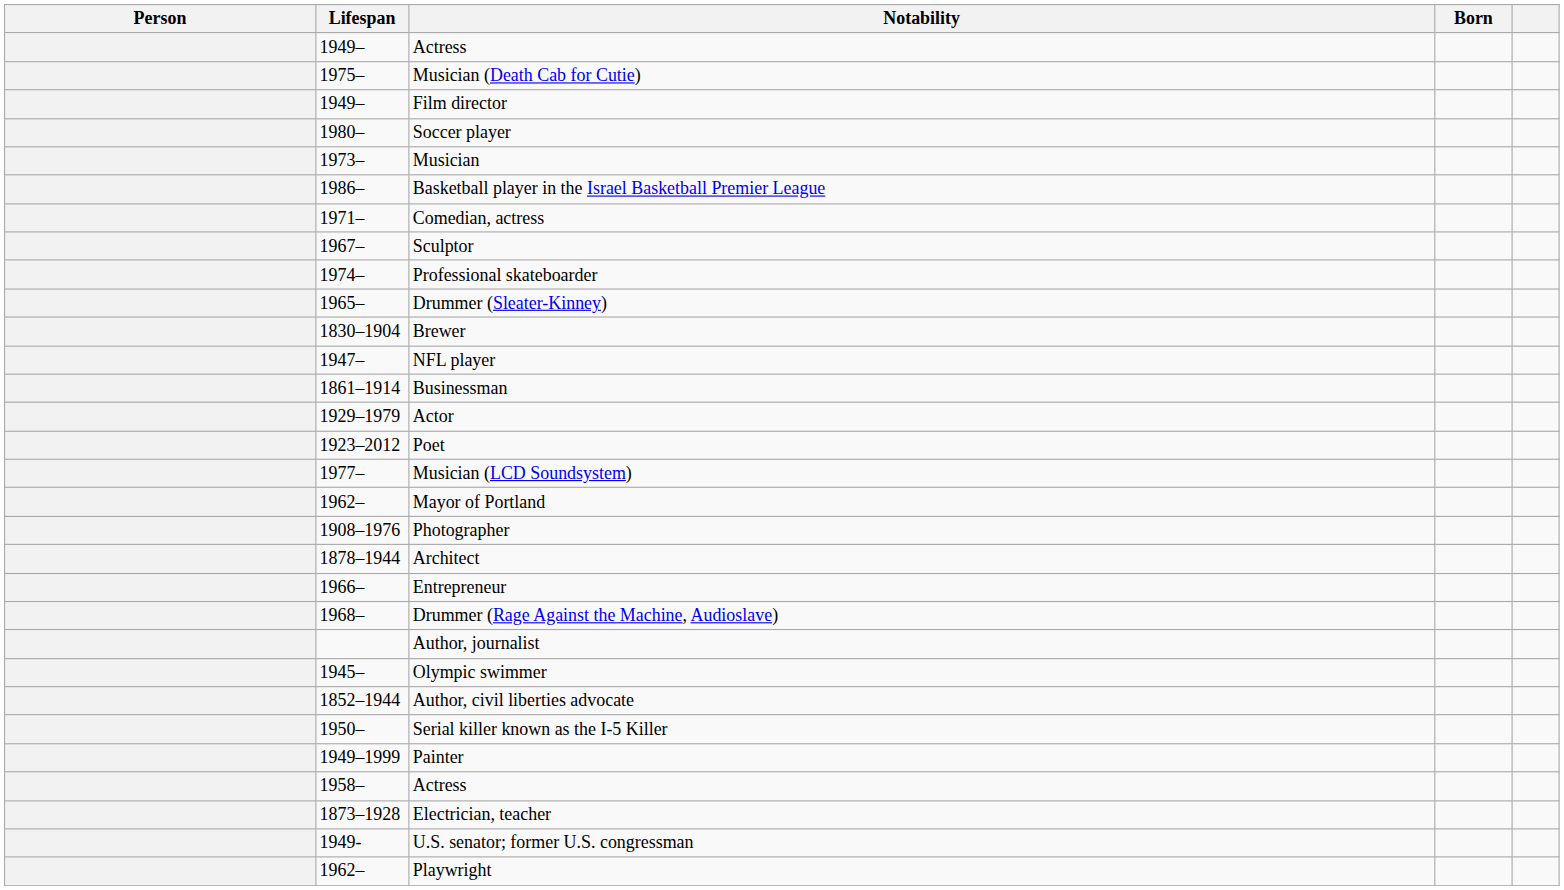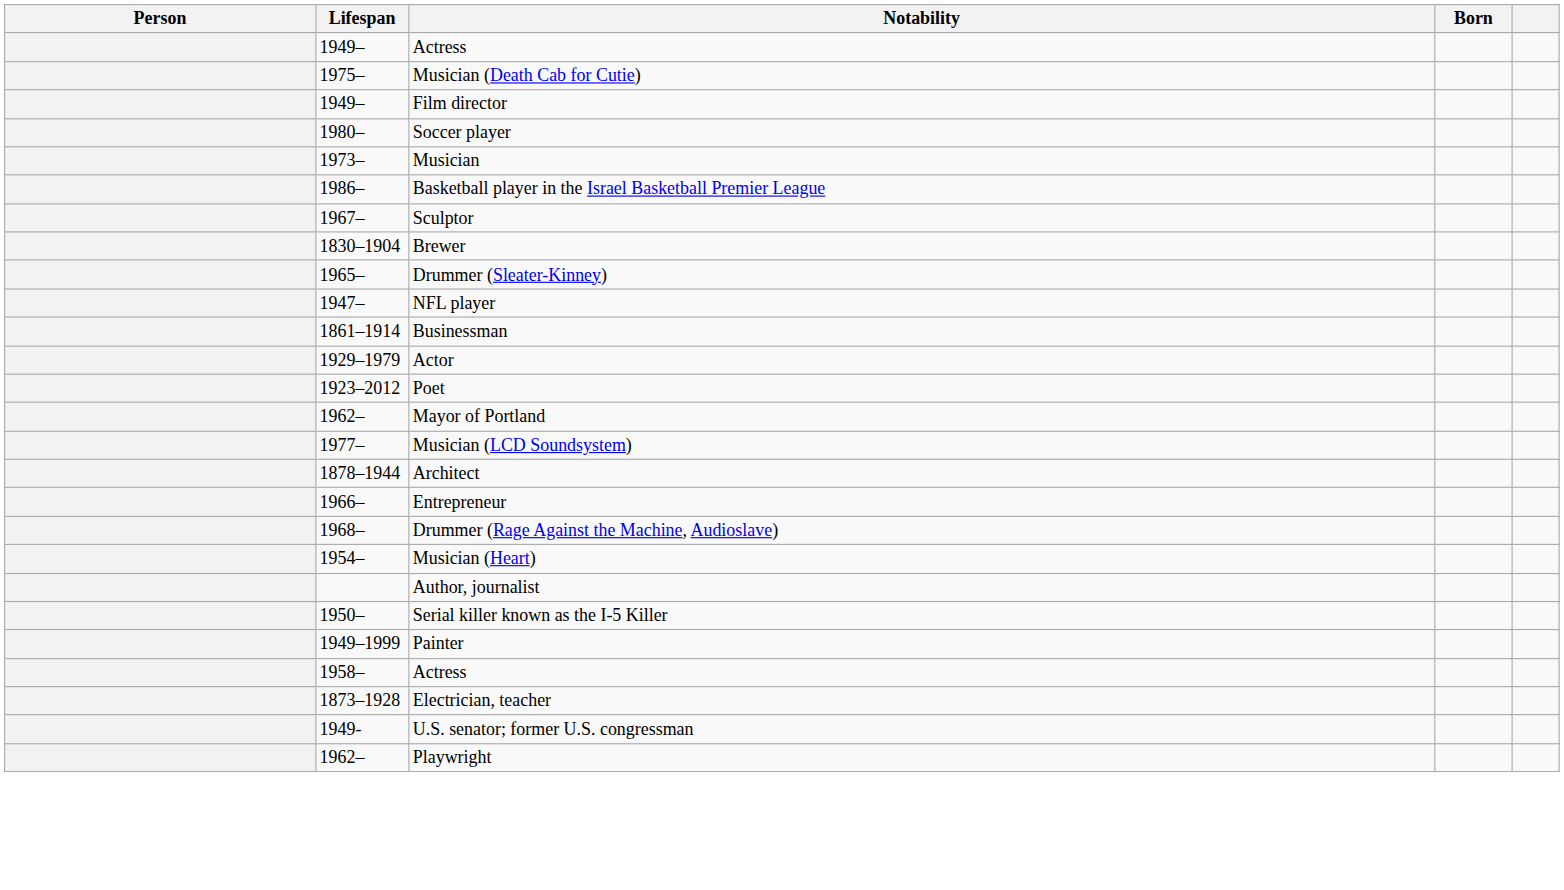- row: (342, 217)
- row: (342, 274)
rows swapped: (360, 331) <-> (342, 302)
rows swapped: (342, 473) <-> (342, 501)
- row: (360, 530)
+ row: (342, 558)
- row: (342, 672)
- row: (360, 700)
